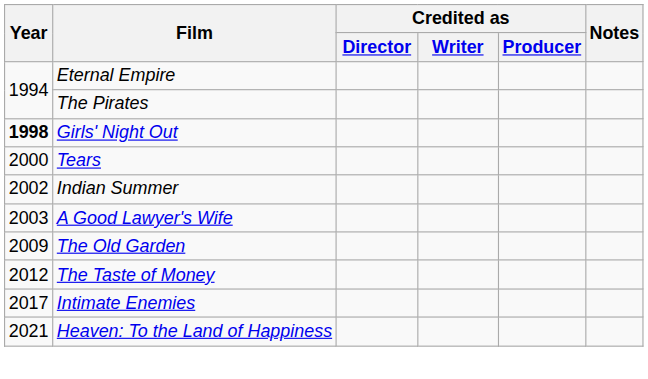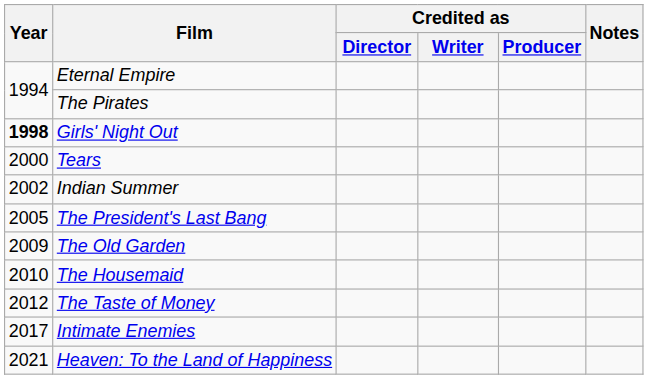- row: (145, 217)
+ row: (162, 217)
+ row: (120, 274)
